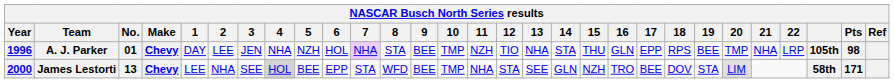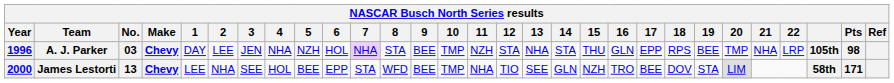(131, 50) 01 -> (131, 50) 03
(509, 50) TIO -> (509, 50) STA
(280, 69) lightgrey background -> (280, 69) no background
(509, 69) STA -> (509, 69) TIO
